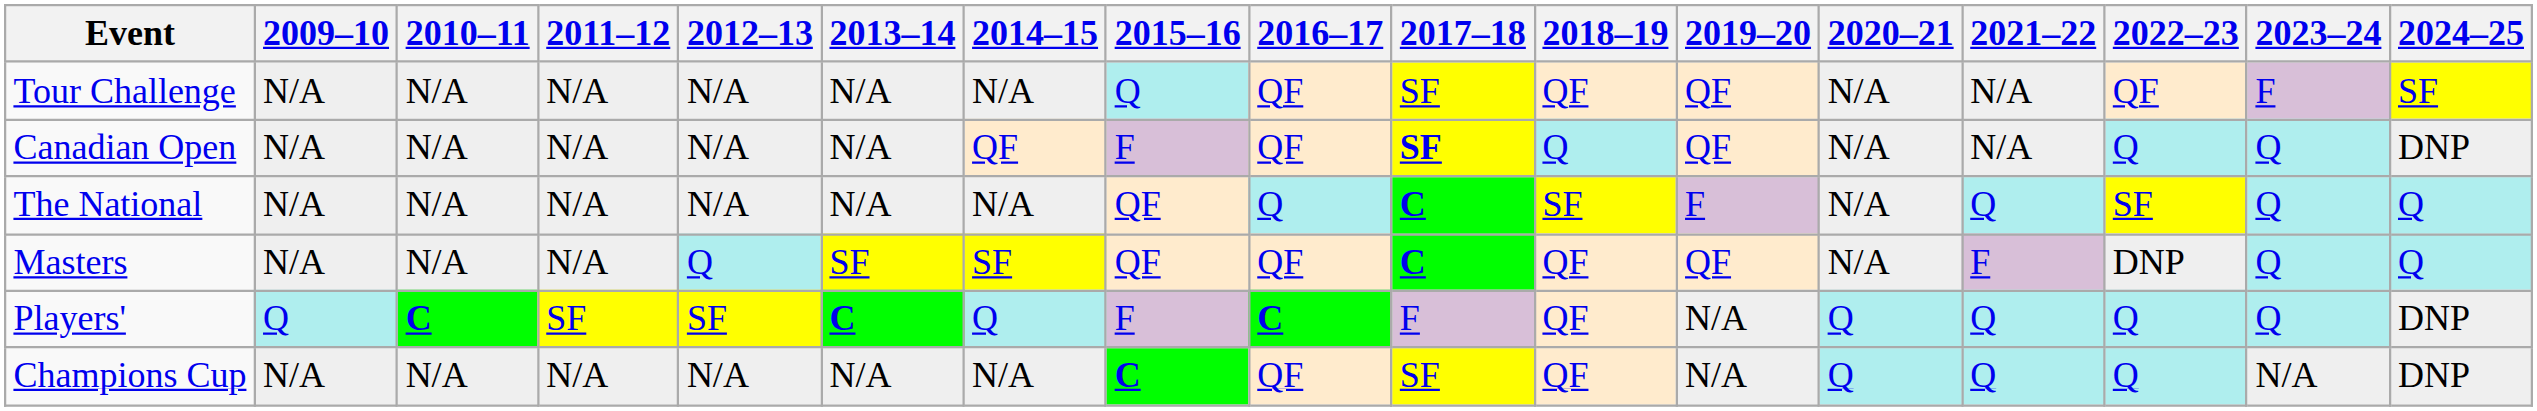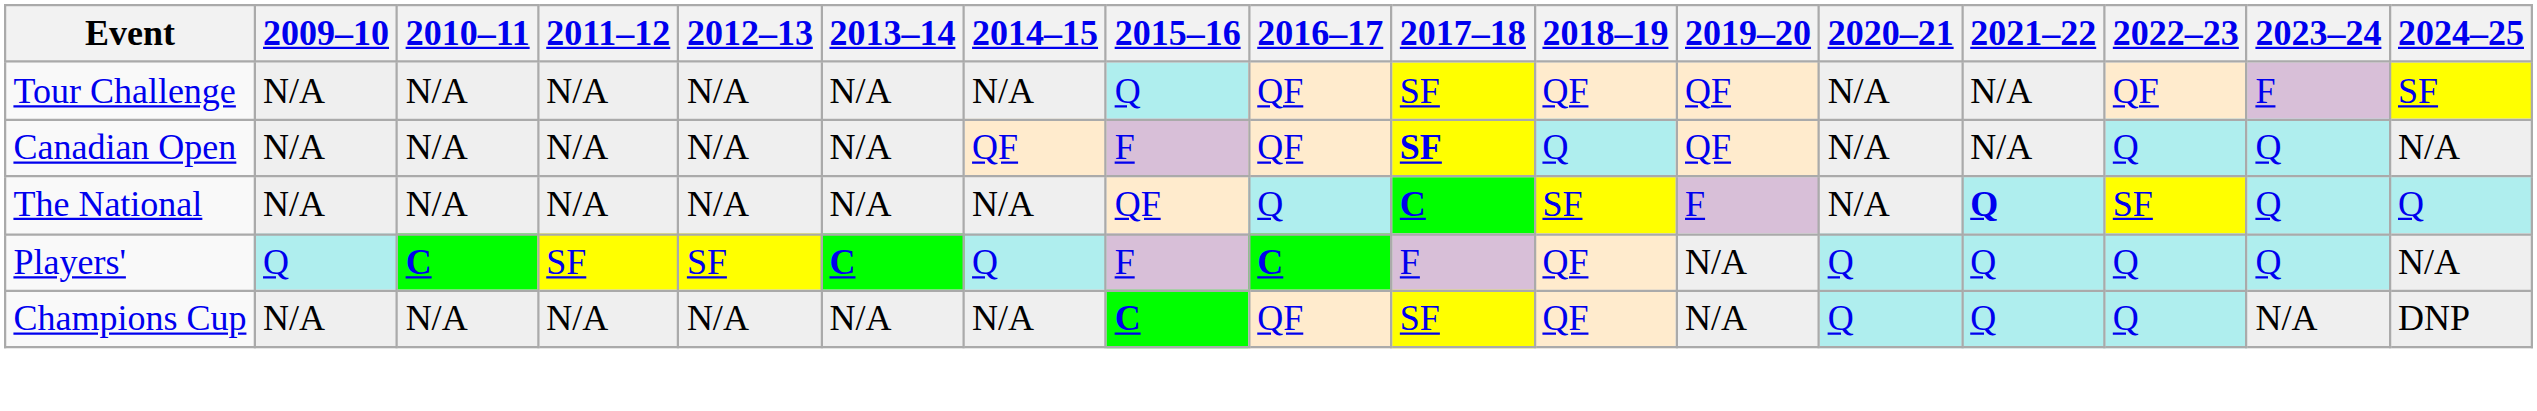(2434, 147) DNP -> (2429, 147) N/A
(1983, 204) normal -> (1984, 204) bold
- row: (70, 261)
(2434, 318) DNP -> (2429, 261) N/A
